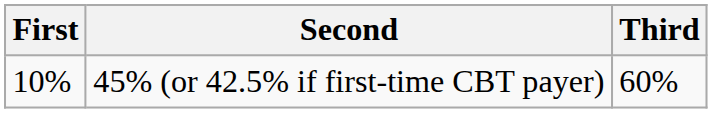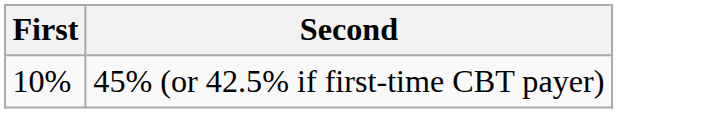- column: (660, 30)
